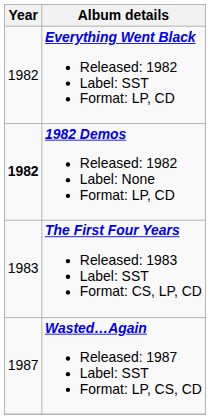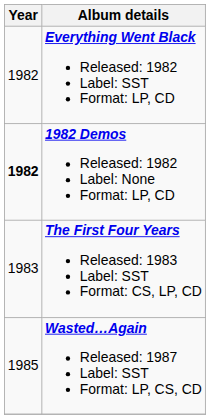(23, 365) 1987 -> (23, 365) 1985
